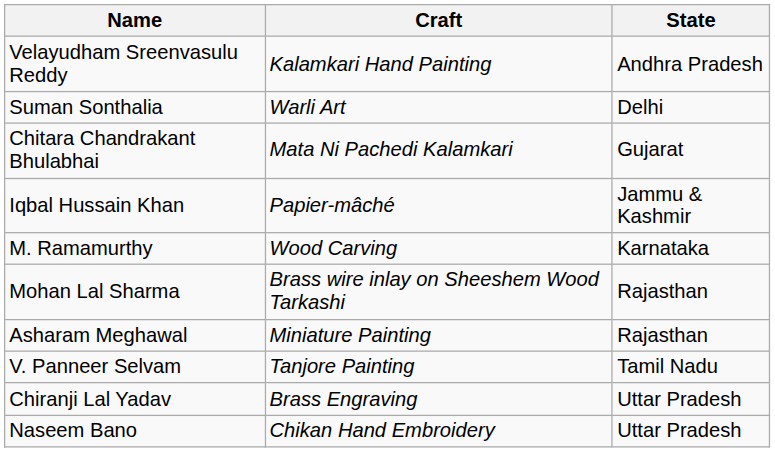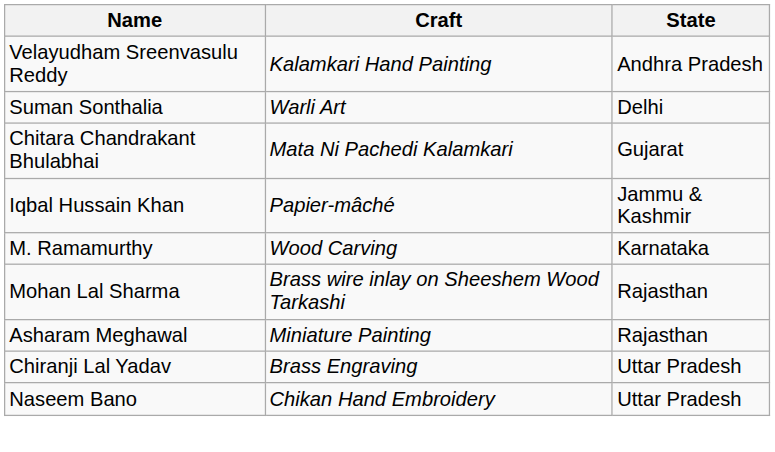- row: (95, 366)
